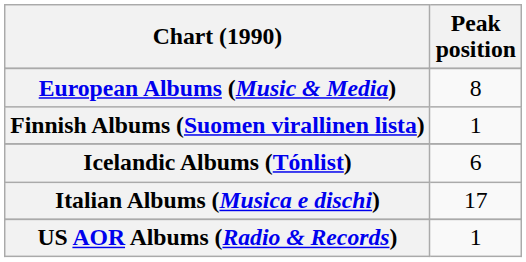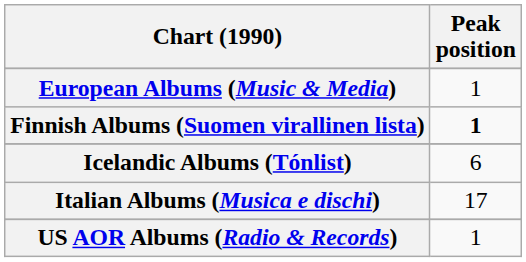(476, 87) 8 -> (476, 87) 1
(476, 125) normal -> (476, 125) bold
